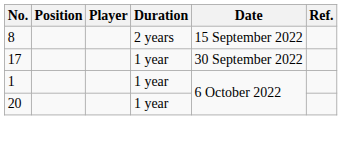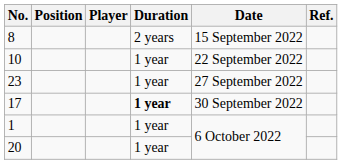+ row: (15, 59)
+ row: (15, 81)
(151, 59) normal -> (152, 103) bold
